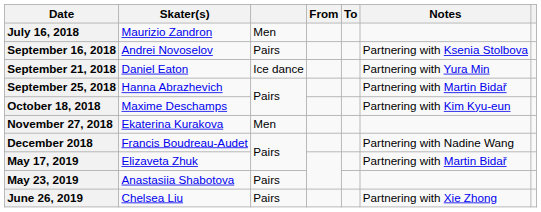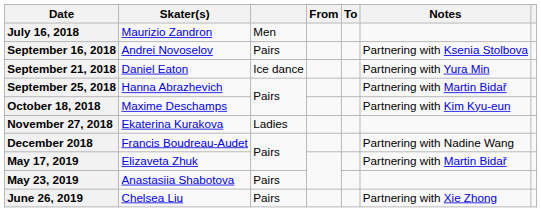(265, 125) Men -> (270, 125) Ladies
